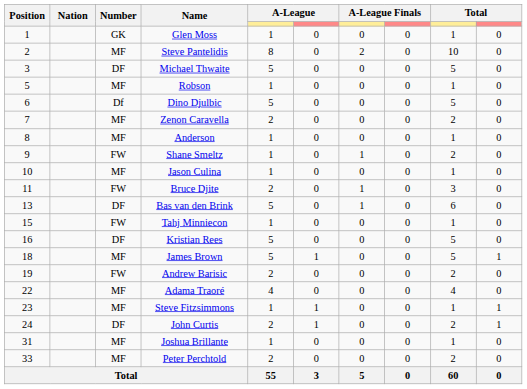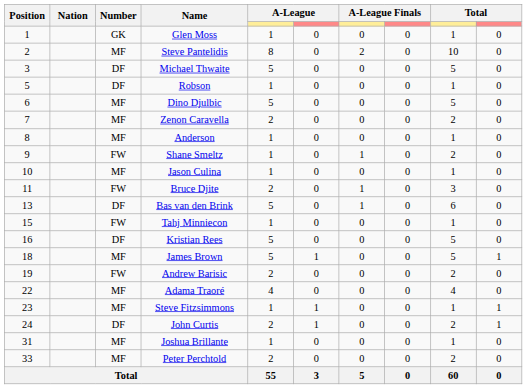(118, 86) MF -> (118, 86) DF
(118, 103) Df -> (118, 103) MF
